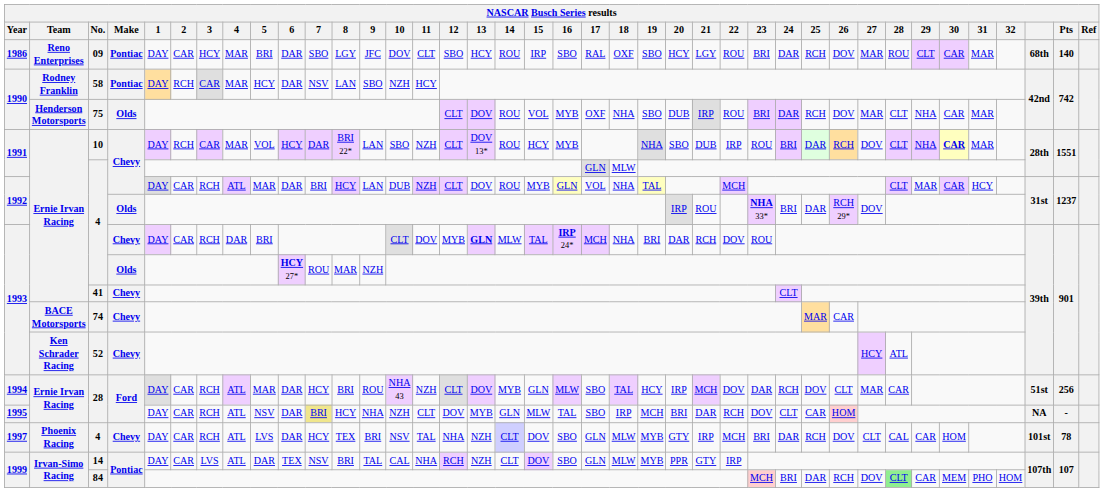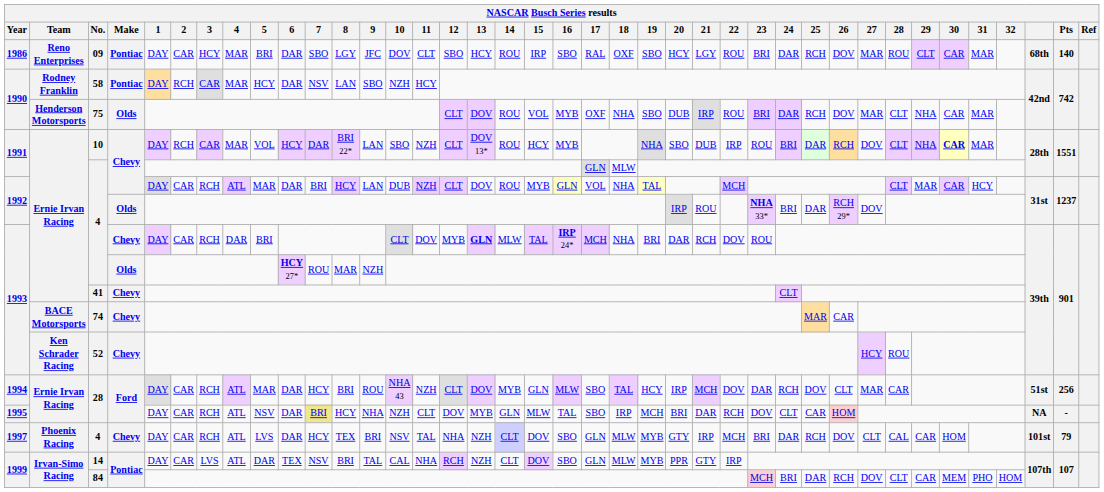(899, 353) ATL -> (899, 353) ROU
(1066, 437) 78 -> (1066, 437) 79
(899, 478) lightgreen background -> (899, 478) no background
